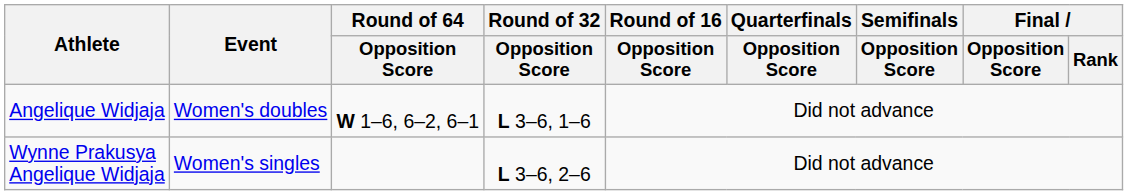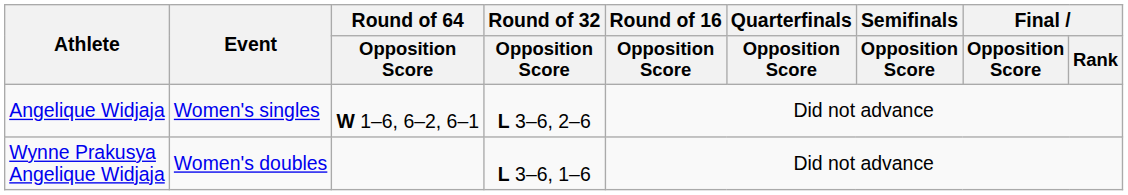(251, 111) Women's doubles -> (247, 111) Women's singles
(544, 122) L 3–6, 1–6 -> (544, 122) L 3–6, 2–6
(247, 163) Women's singles -> (251, 163) Women's doubles
(544, 174) L 3–6, 2–6 -> (544, 174) L 3–6, 1–6
